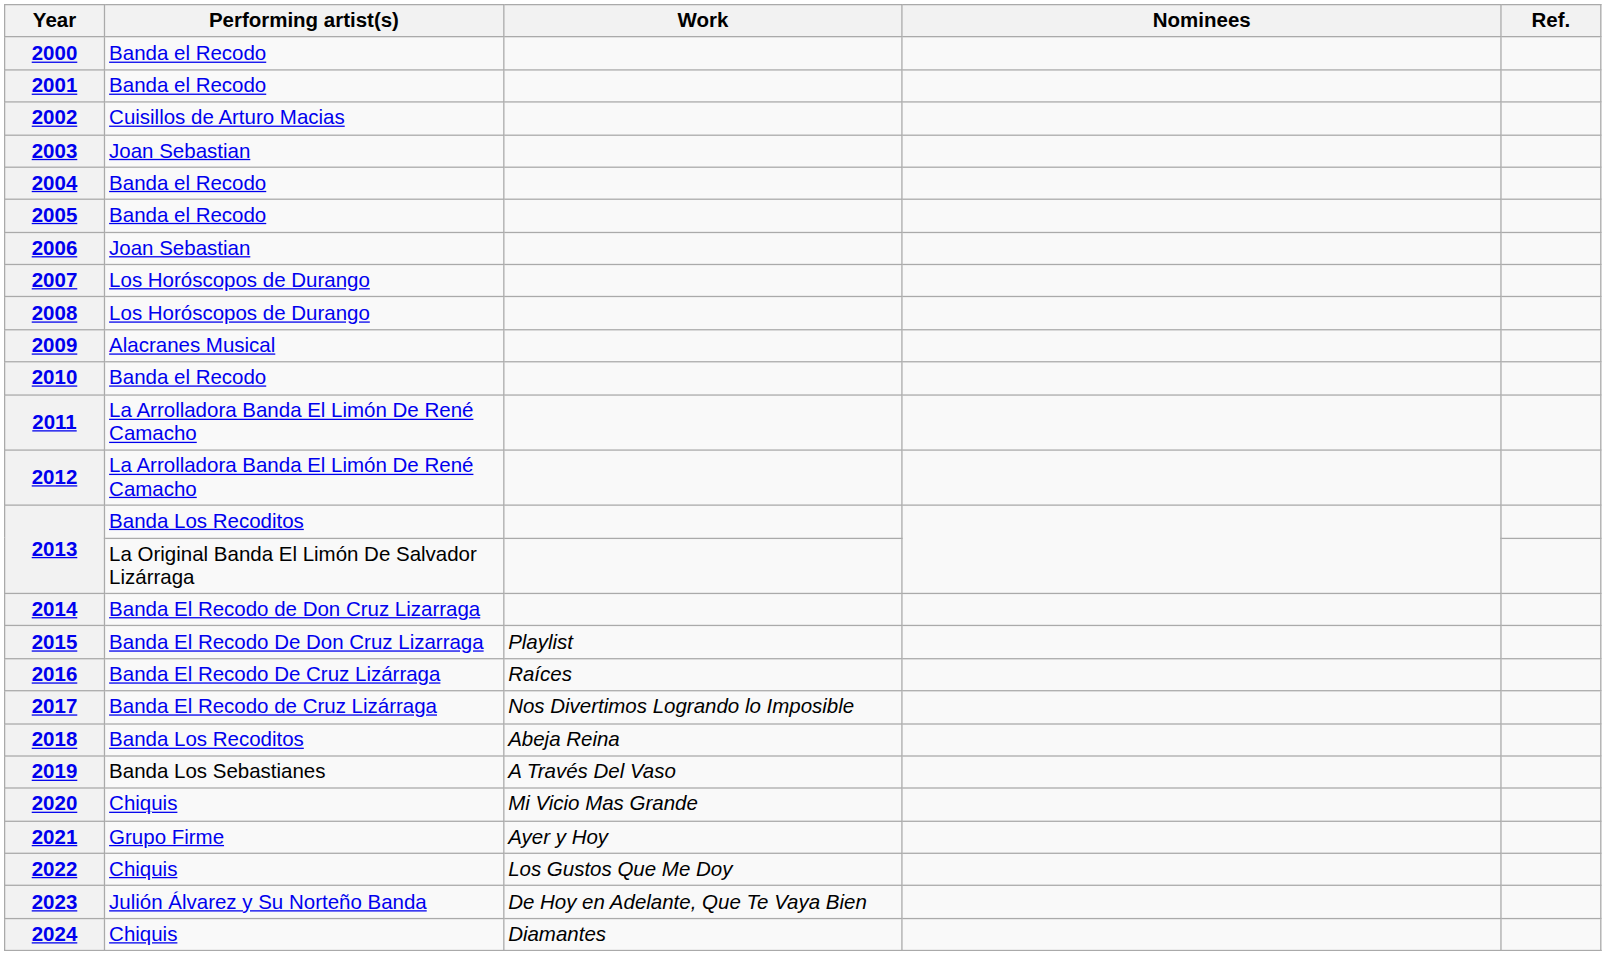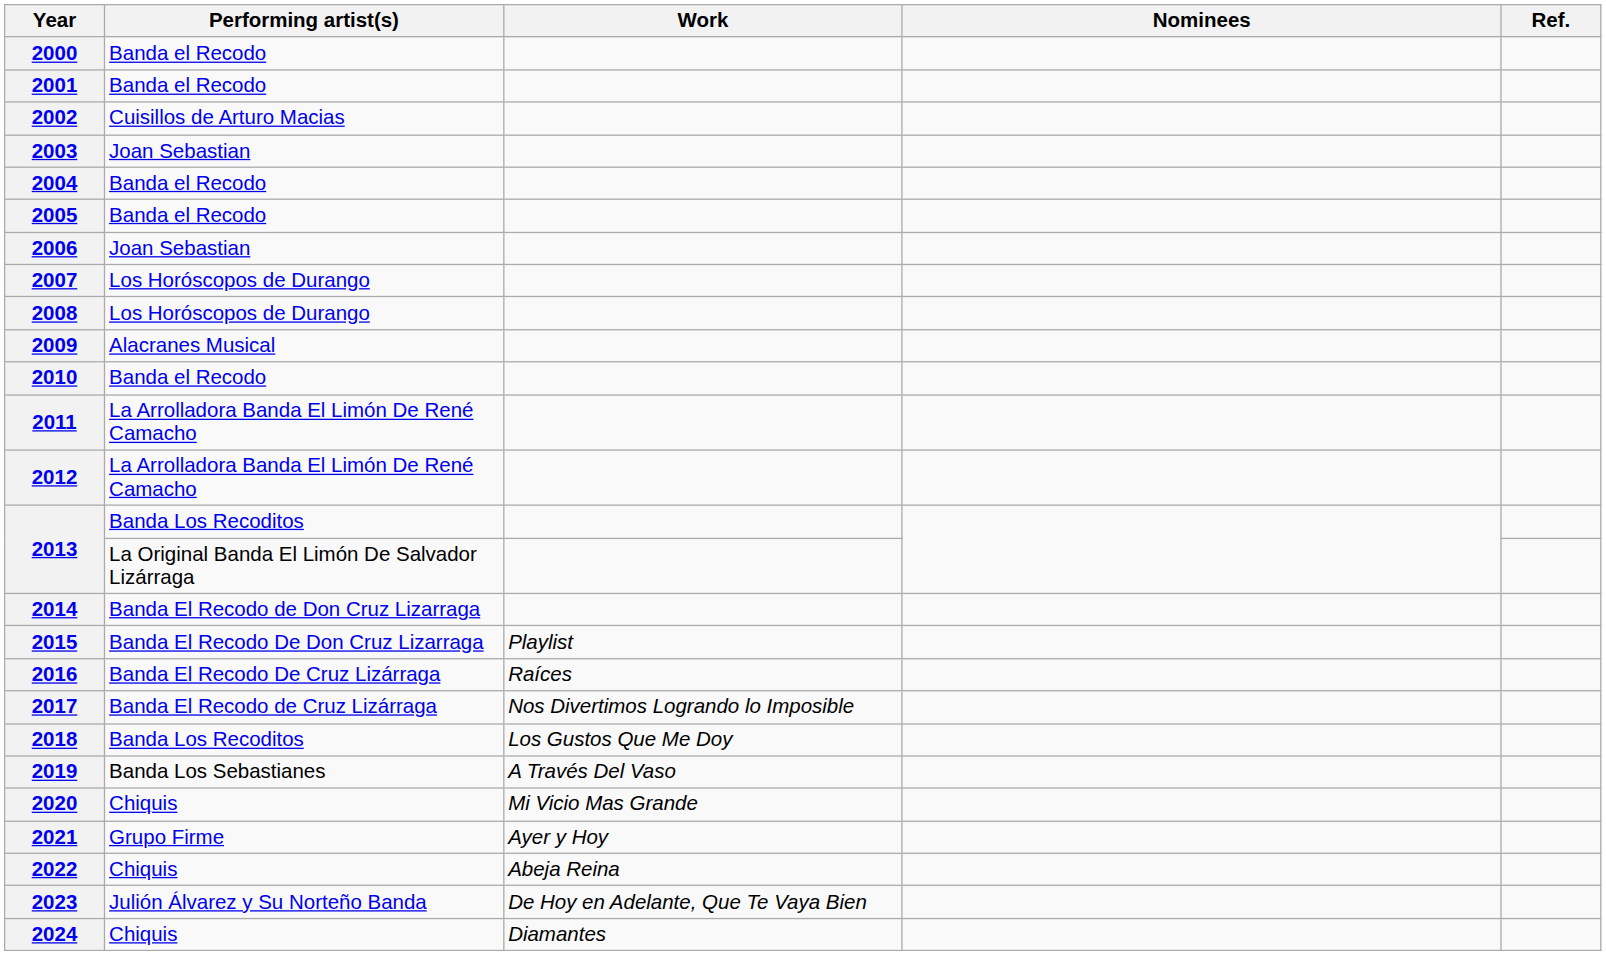(564, 739) Abeja Reina -> (620, 739) Los Gustos Que Me Doy
(620, 869) Los Gustos Que Me Doy -> (564, 869) Abeja Reina
